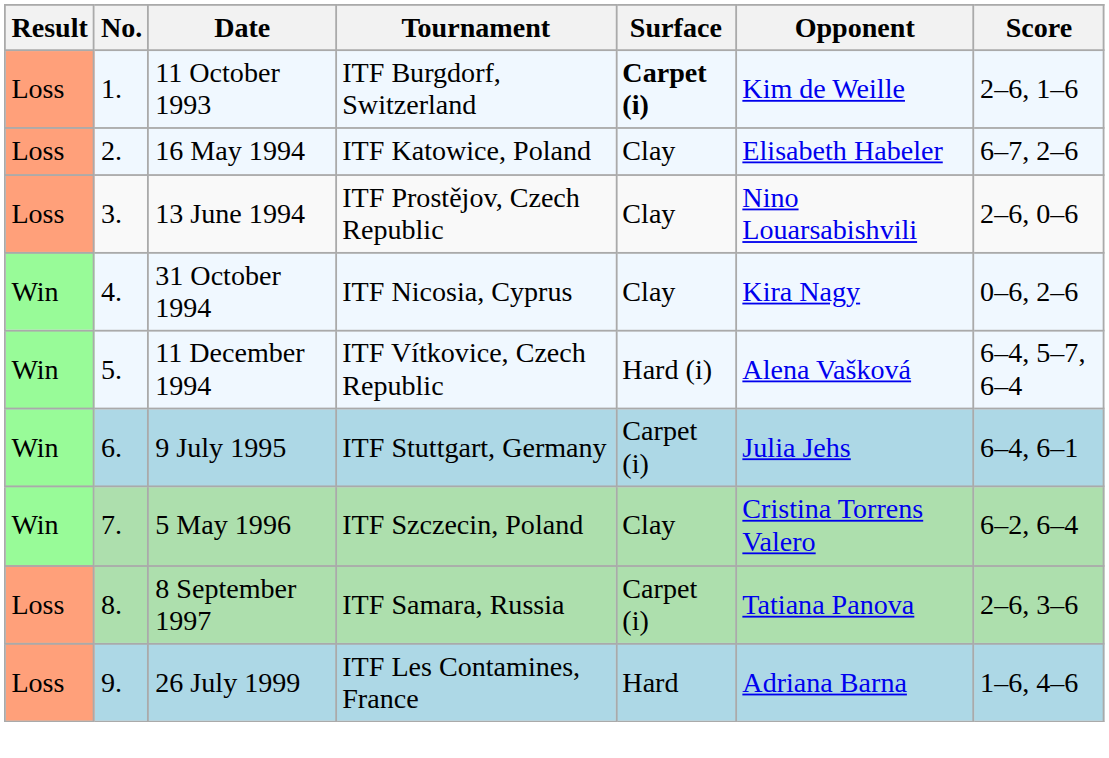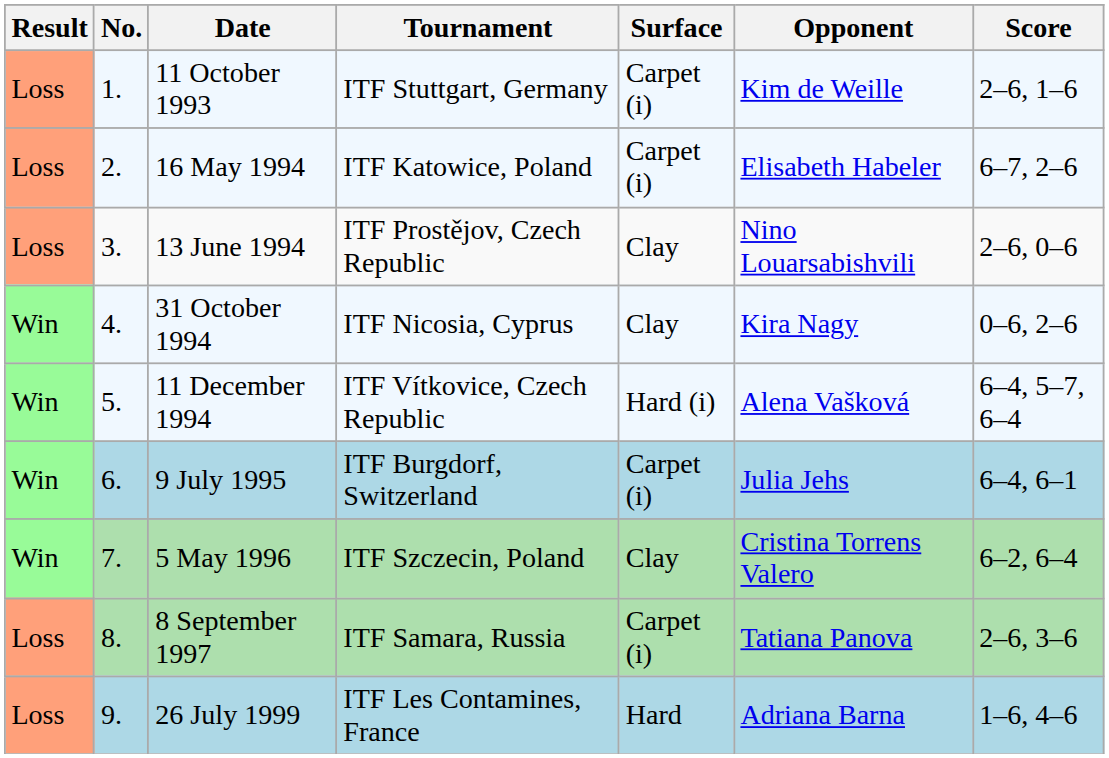(422, 88) ITF Burgdorf, Switzerland -> (476, 88) ITF Stuttgart, Germany
(664, 88) bold -> (663, 88) normal
(649, 150) Clay -> (663, 166) Carpet (i)
(474, 446) ITF Stuttgart, Germany -> (423, 479) ITF Burgdorf, Switzerland
